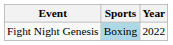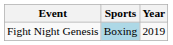(154, 31) 2022 -> (154, 31) 2019
